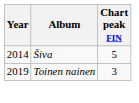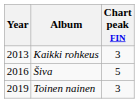+ row: (66, 54)
(18, 54) 2014 -> (18, 72) 2016
